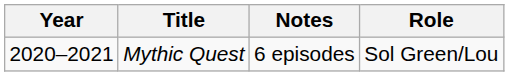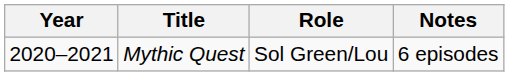columns swapped: (431, 20) <-> (304, 20)
